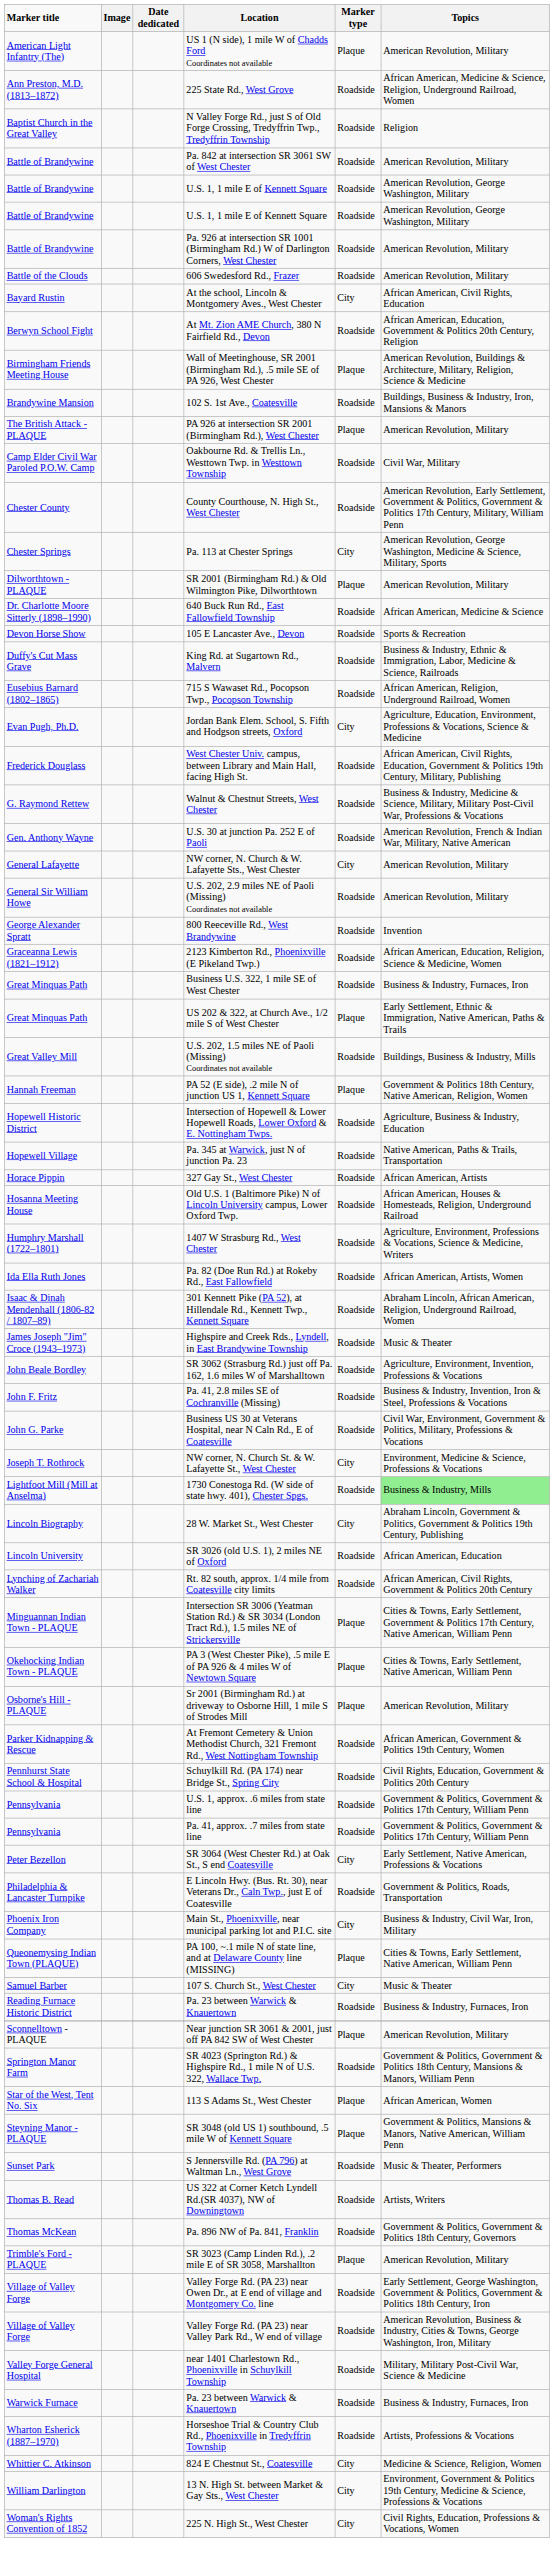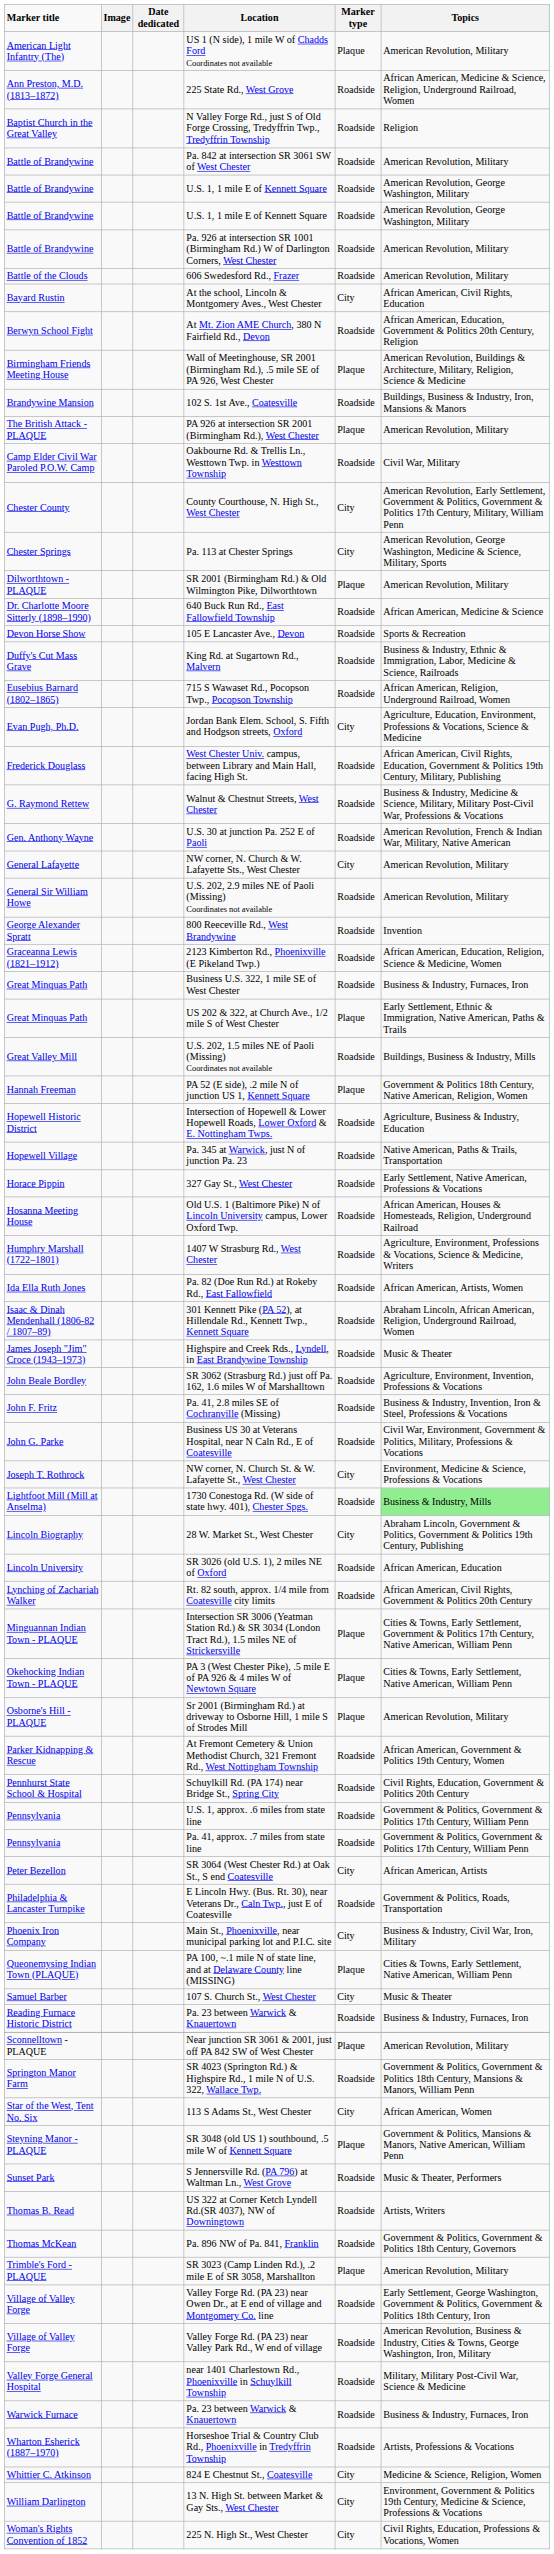(356, 507) Roadside -> (346, 507) City
(435, 1177) African American, Artists -> (455, 1183) Early Settlement, Native American, Professions & Vocations
(455, 1859) Early Settlement, Native American, Professions & Vocations -> (435, 1870) African American, Artists
(351, 2100) Plaque -> (346, 2111) City
